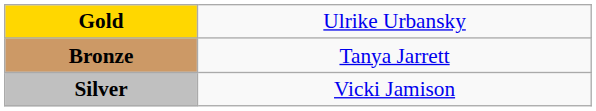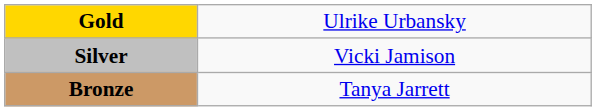rows swapped: (101, 88) <-> (101, 55)
